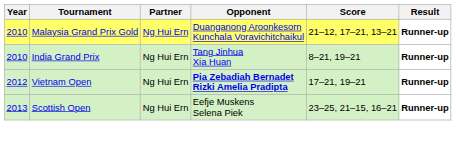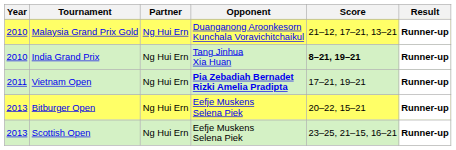(335, 57) normal -> (335, 57) bold
(17, 82) 2012 -> (17, 82) 2011
+ row: (63, 108)
